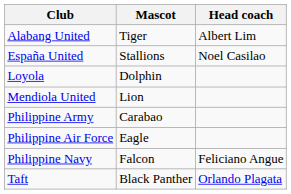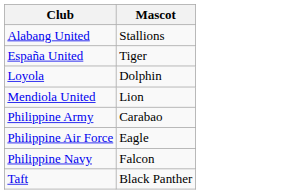- column: (241, 14)
(133, 35) Tiger -> (142, 35) Stallions
(142, 55) Stallions -> (133, 55) Tiger
